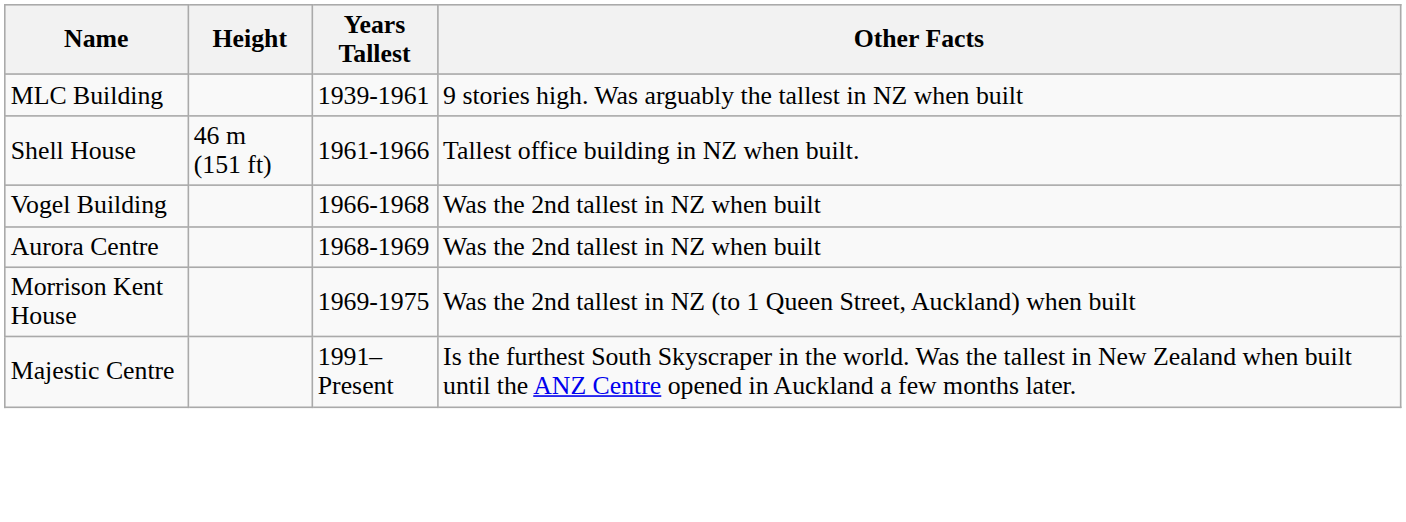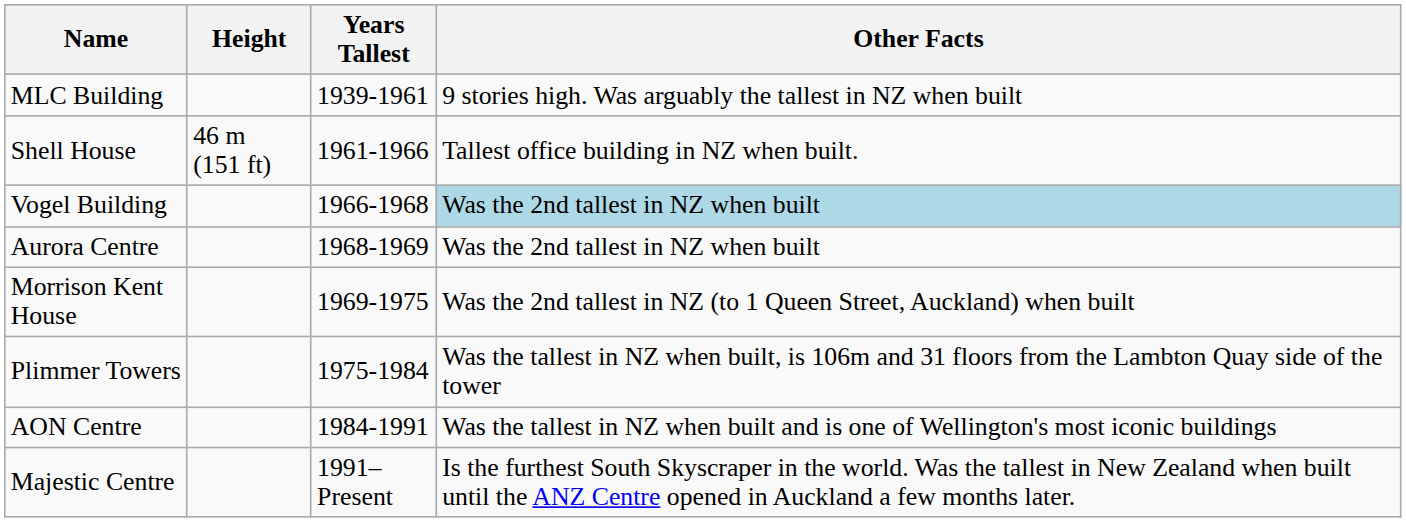(632, 205) no background -> (631, 205) lightblue background
+ row: (96, 371)
+ row: (76, 426)
